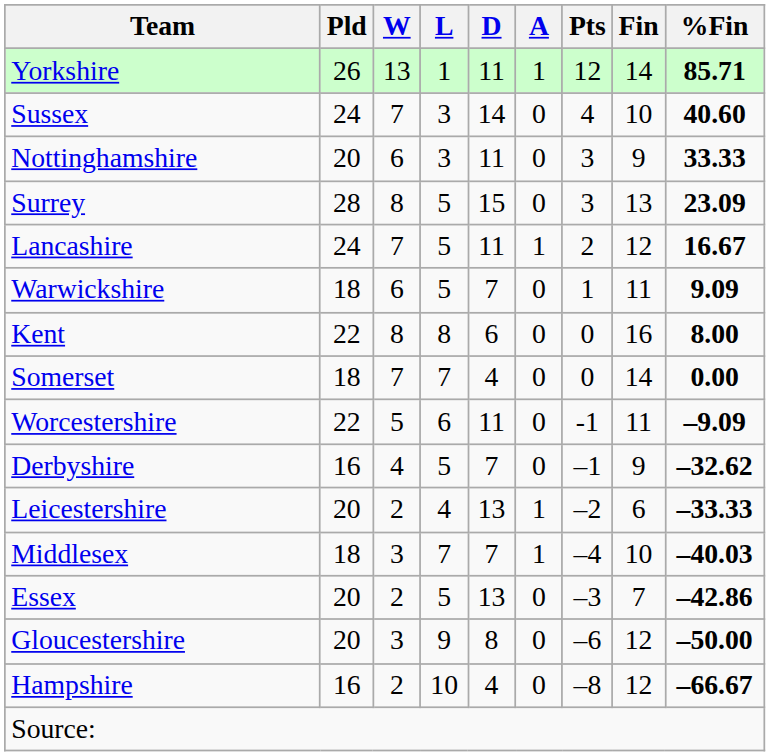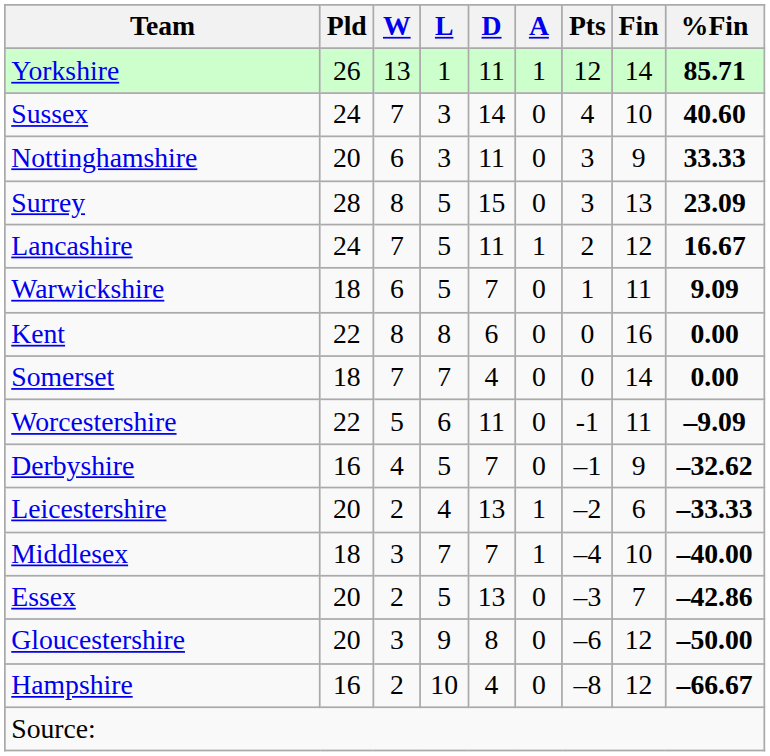(715, 333) 8.00 -> (715, 333) 0.00
(715, 553) –40.03 -> (715, 553) –40.00
